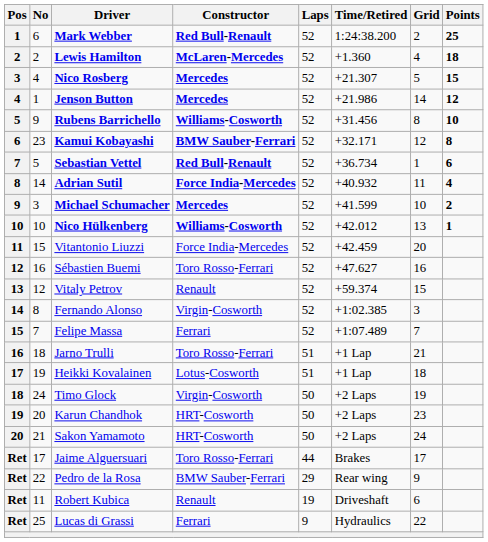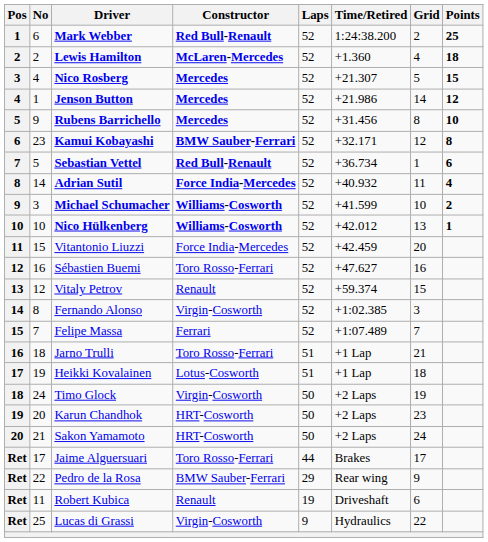(229, 120) Williams-Cosworth -> (202, 120) Mercedes
(202, 204) Mercedes -> (229, 204) Williams-Cosworth
(193, 520) Ferrari -> (219, 520) Virgin-Cosworth
